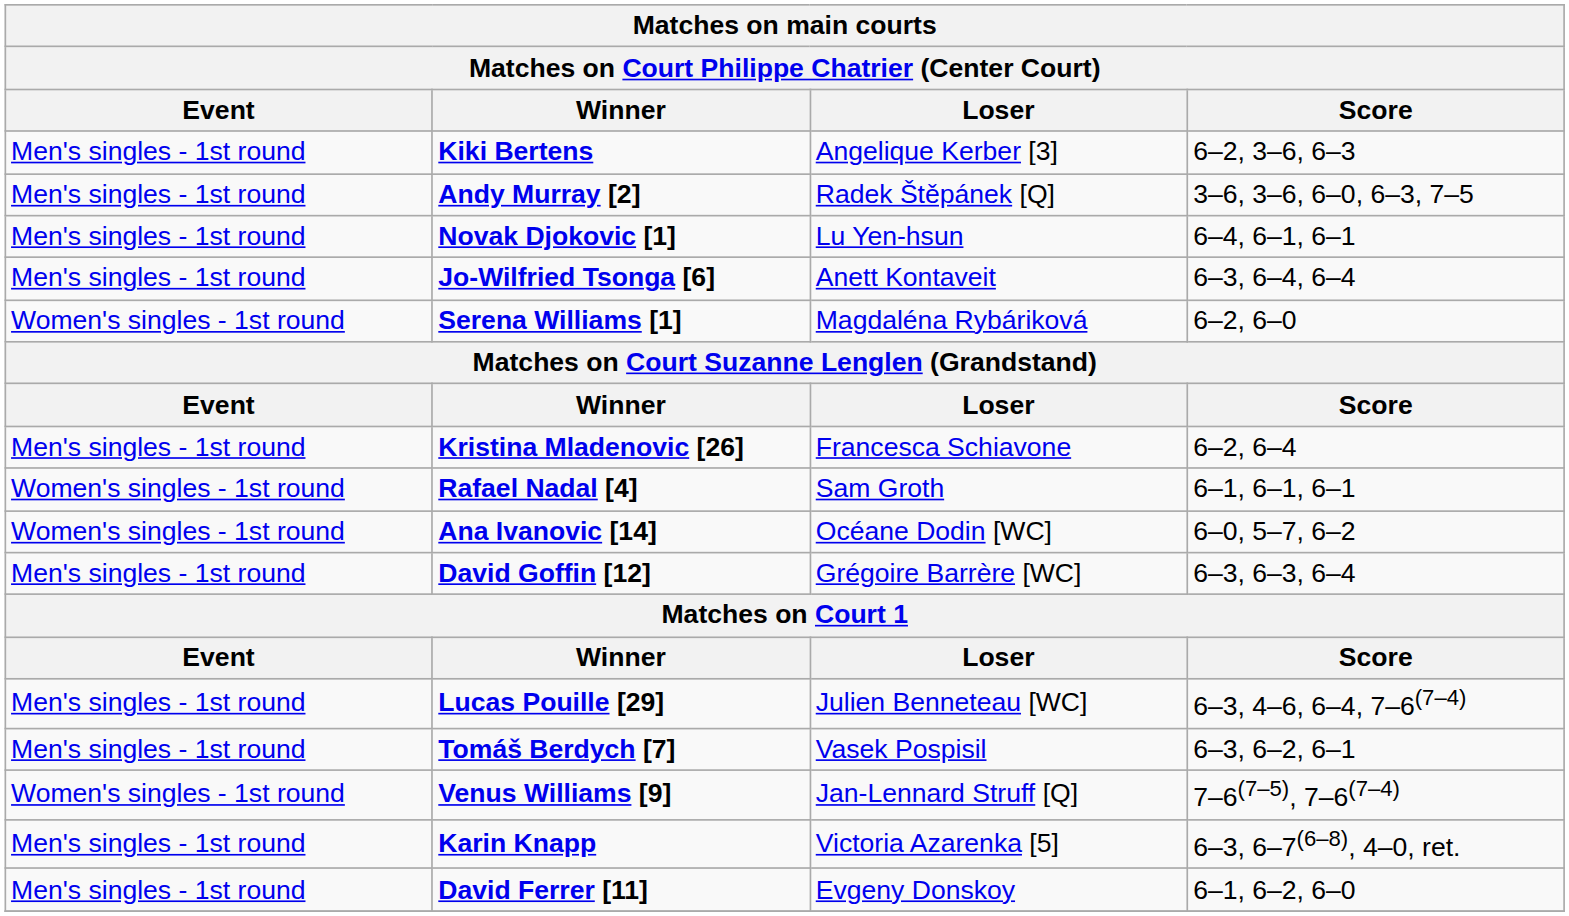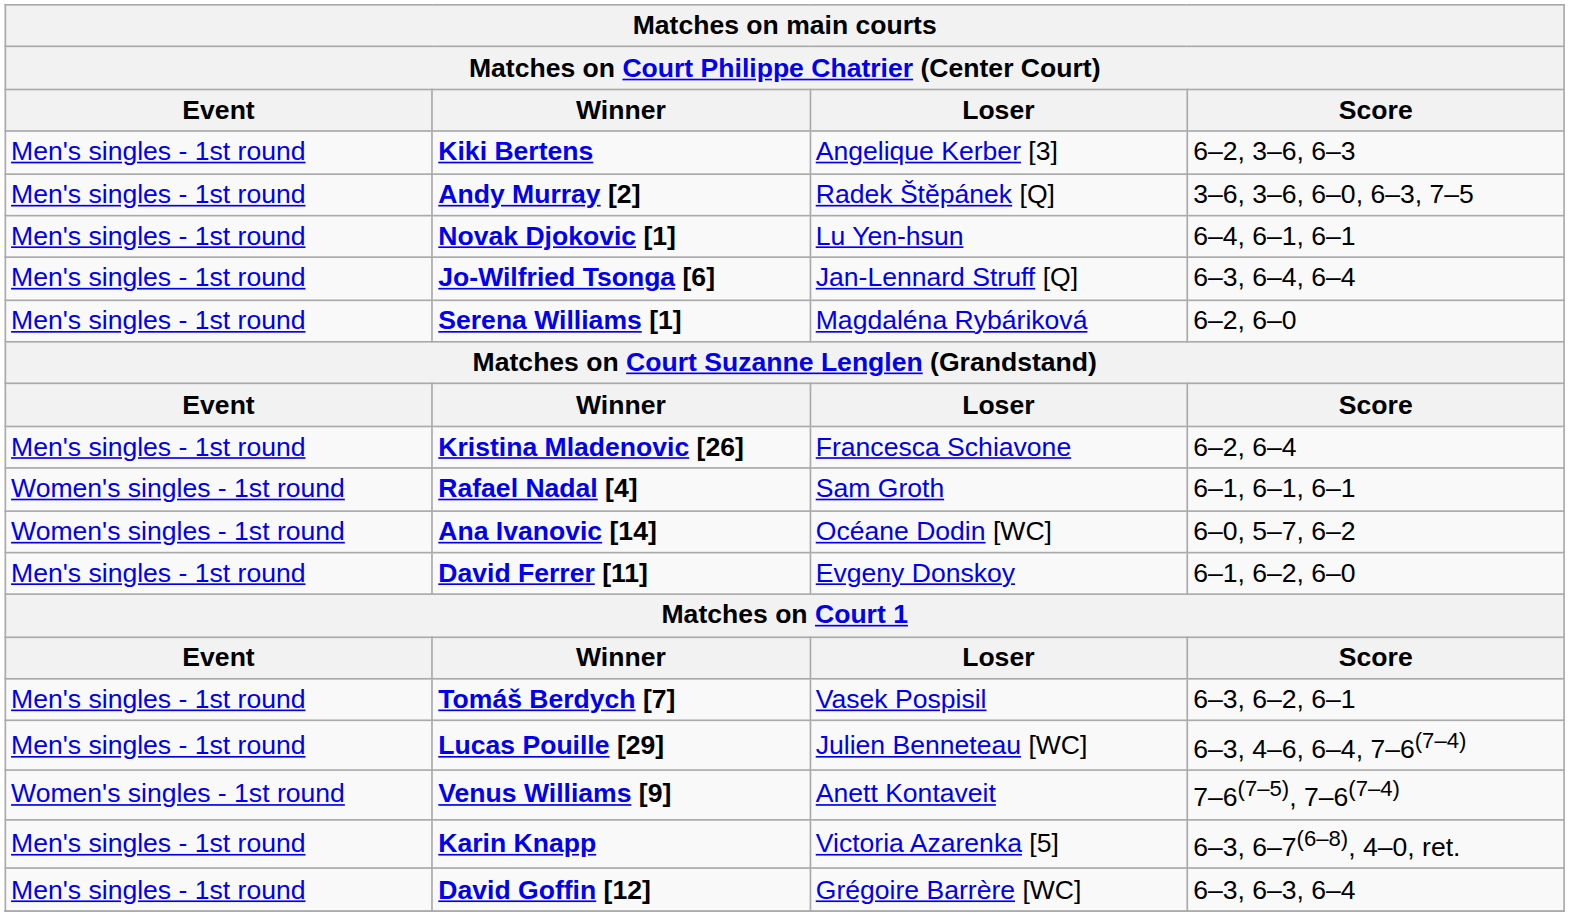(906, 278) Anett Kontaveit -> (947, 278) Jan-Lennard Struff [Q]
(178, 320) Women's singles - 1st round -> (158, 320) Men's singles - 1st round
rows swapped: (543, 889) <-> (545, 573)
rows swapped: (557, 748) <-> (551, 703)
(947, 794) Jan-Lennard Struff [Q] -> (906, 794) Anett Kontaveit
